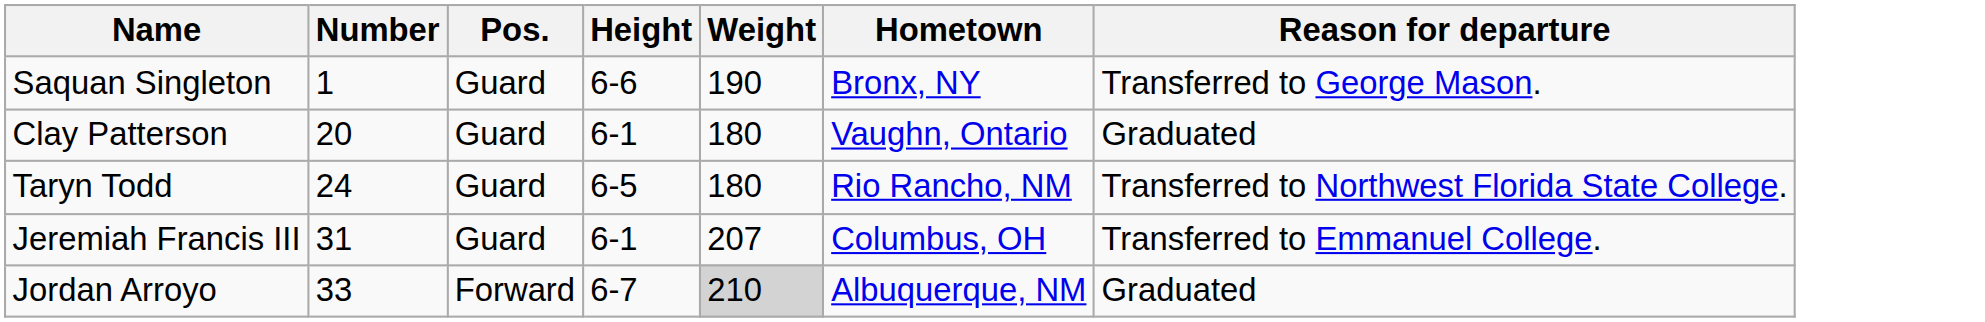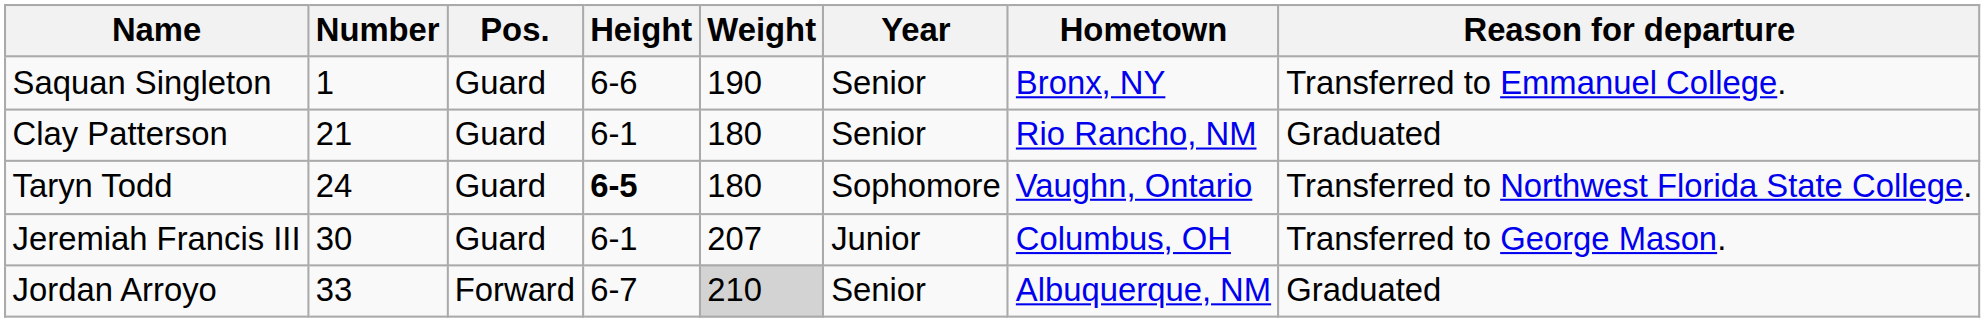+ column: (916, 30)
(1322, 82) Transferred to George Mason. -> (1536, 82) Transferred to Emmanuel College.
(334, 134) 20 -> (334, 134) 21
(949, 134) Vaughn, Ontario -> (1136, 134) Rio Rancho, NM
(614, 186) normal -> (614, 186) bold
(951, 186) Rio Rancho, NM -> (1134, 186) Vaughn, Ontario
(334, 238) 31 -> (334, 238) 30
(1352, 238) Transferred to Emmanuel College. -> (1506, 238) Transferred to George Mason.
